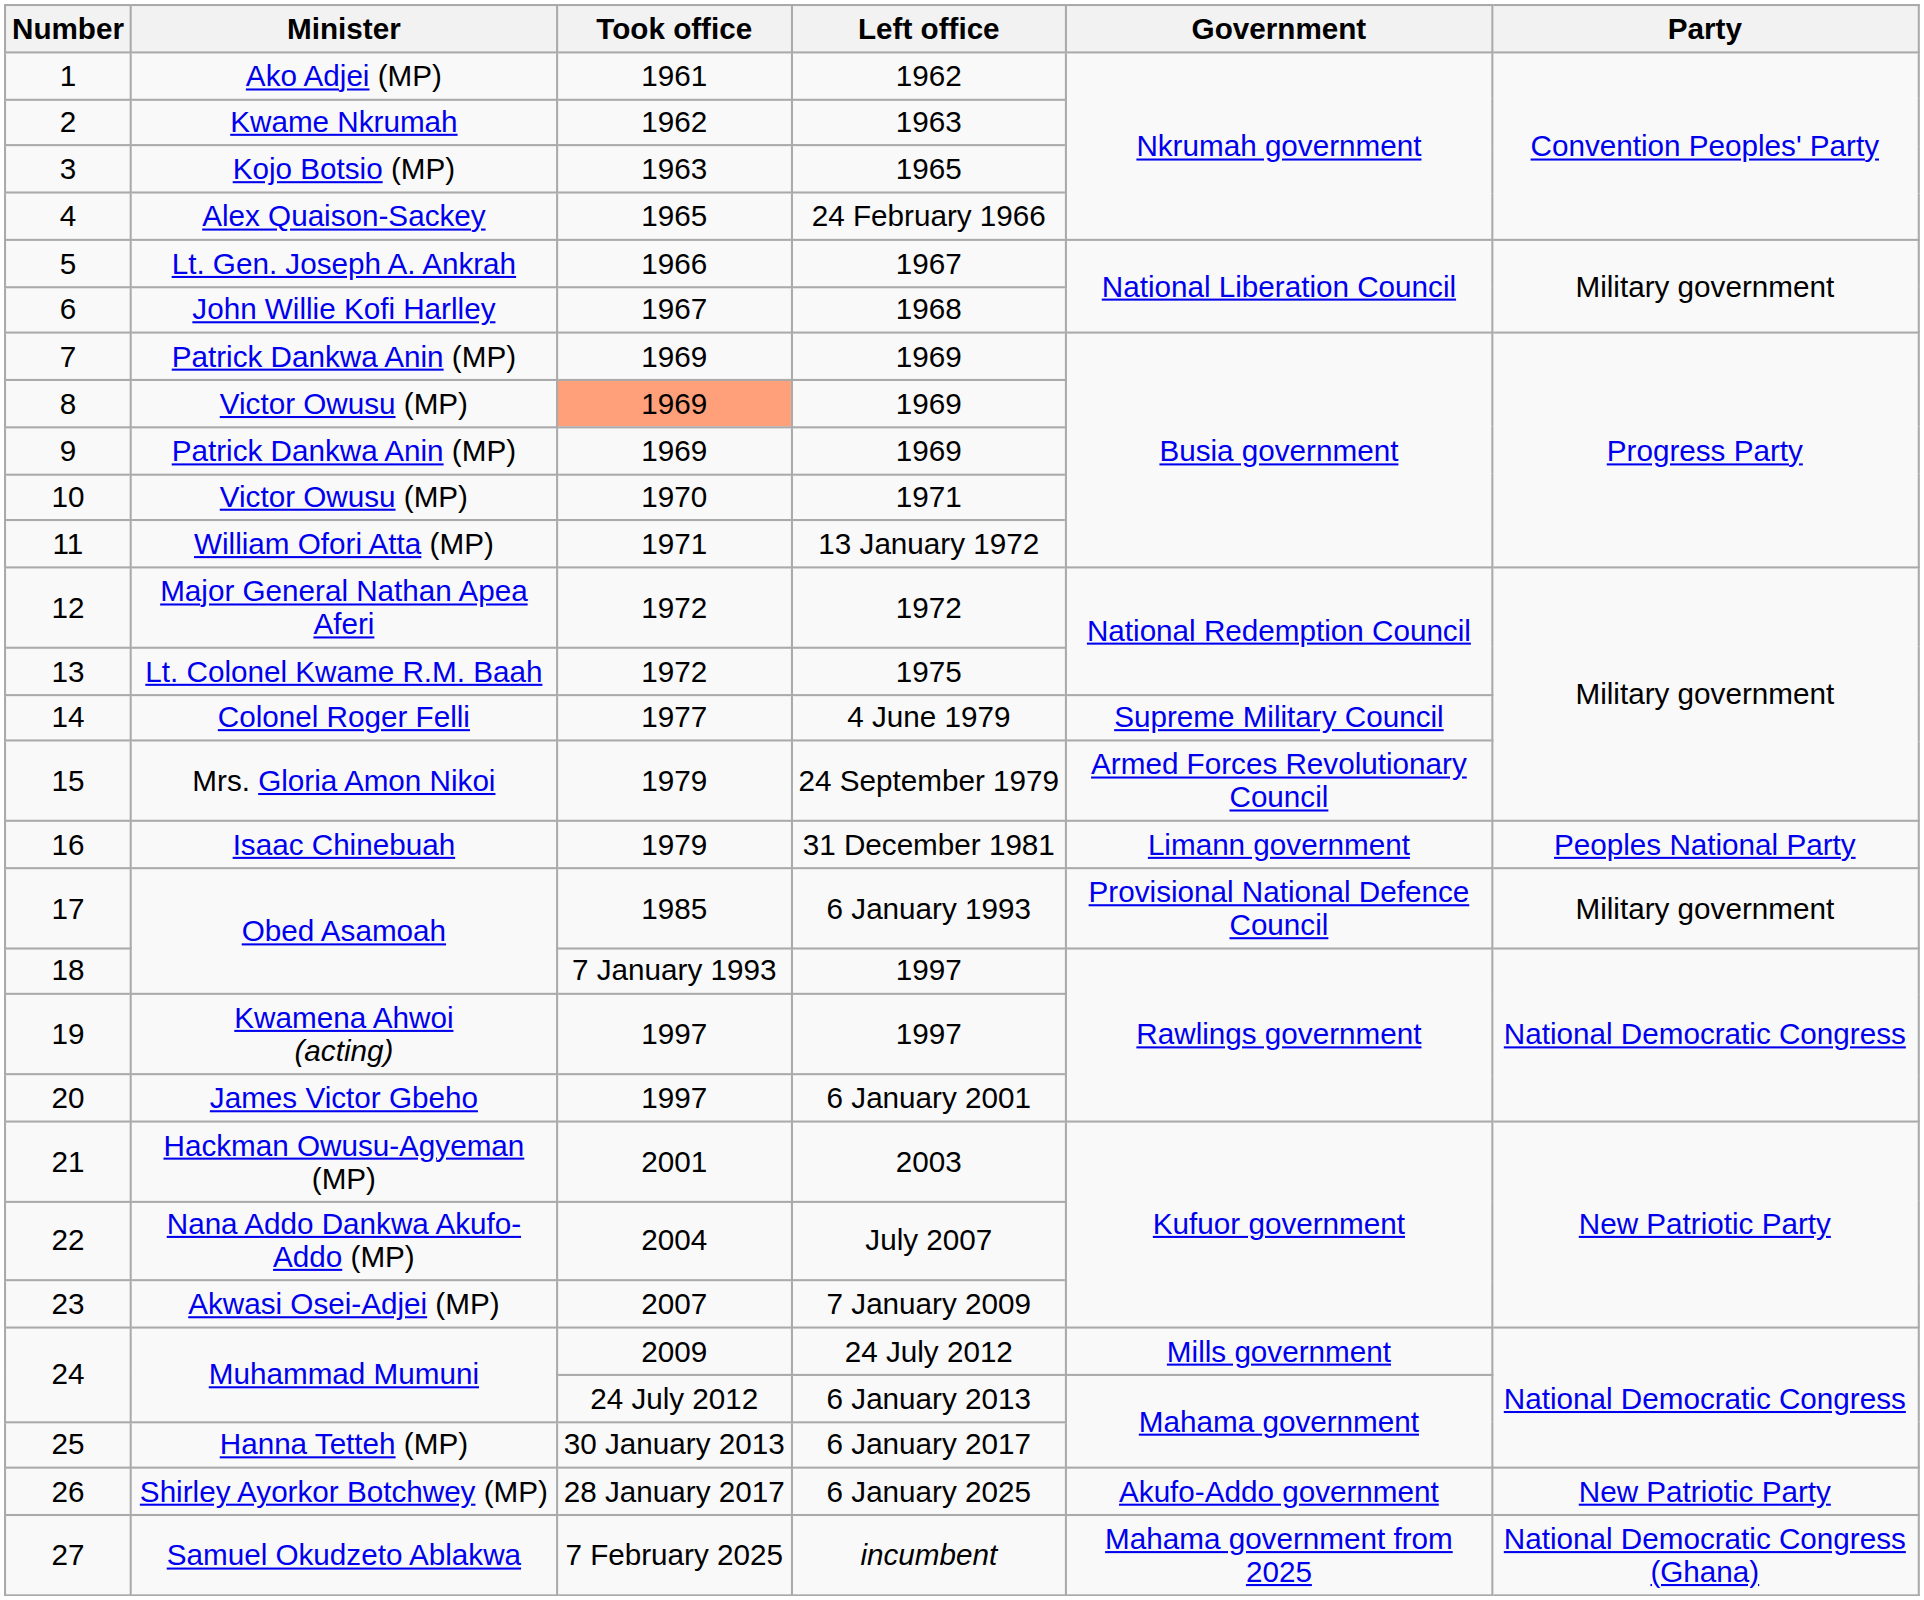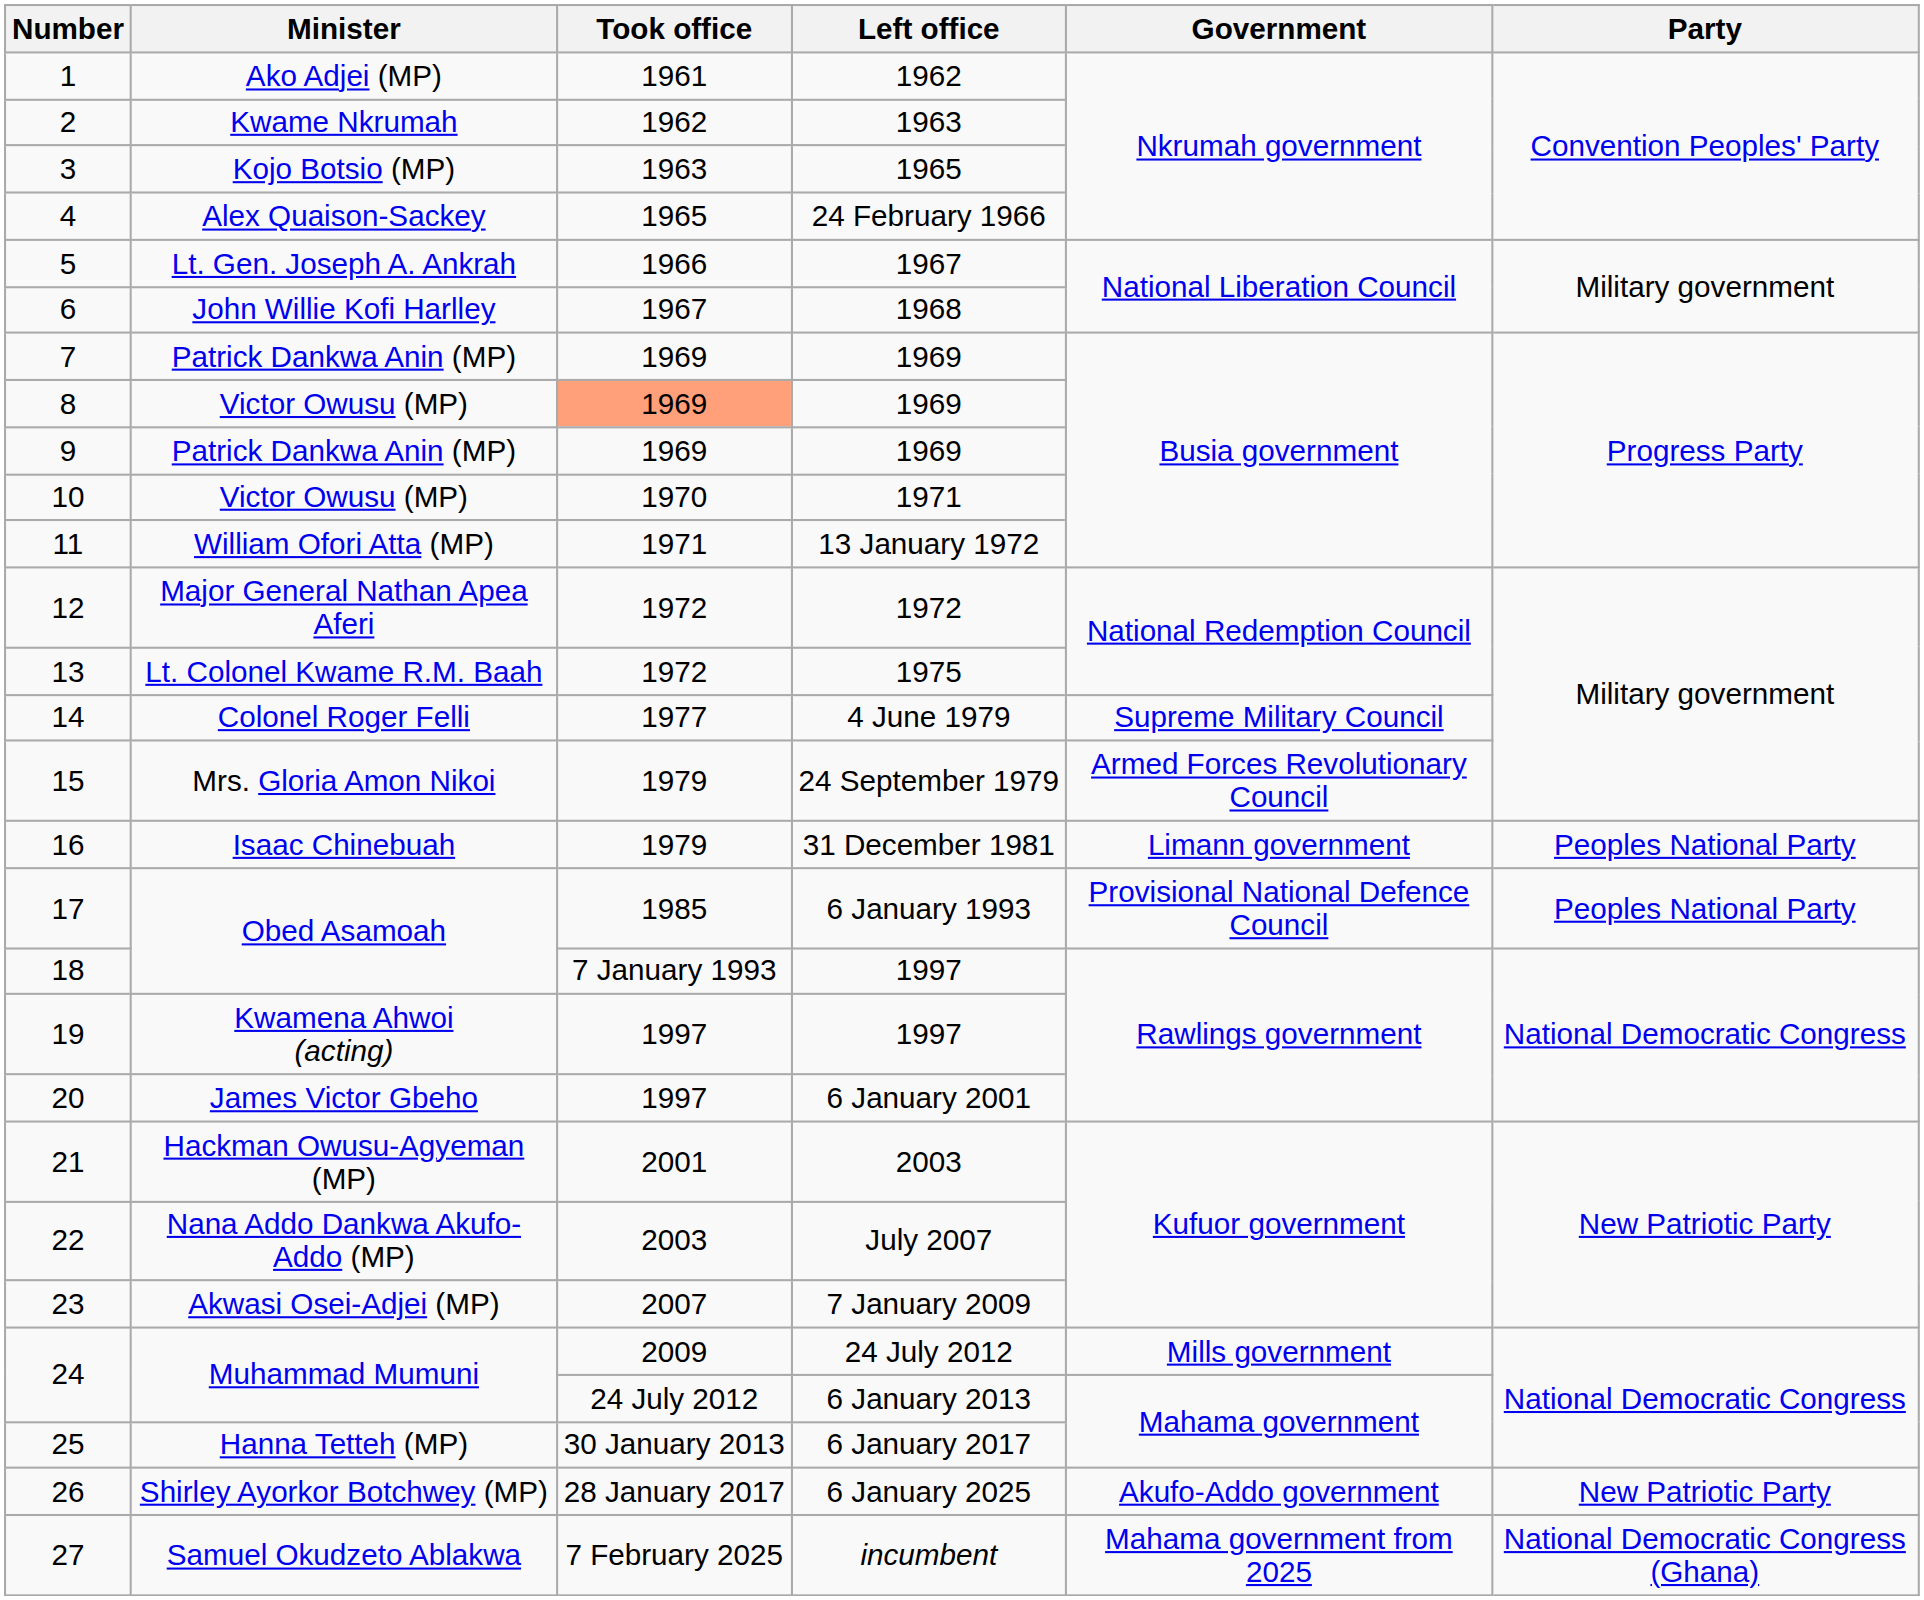(1705, 908) Military government -> (1705, 908) Peoples National Party
(674, 1241) 2004 -> (674, 1241) 2003
